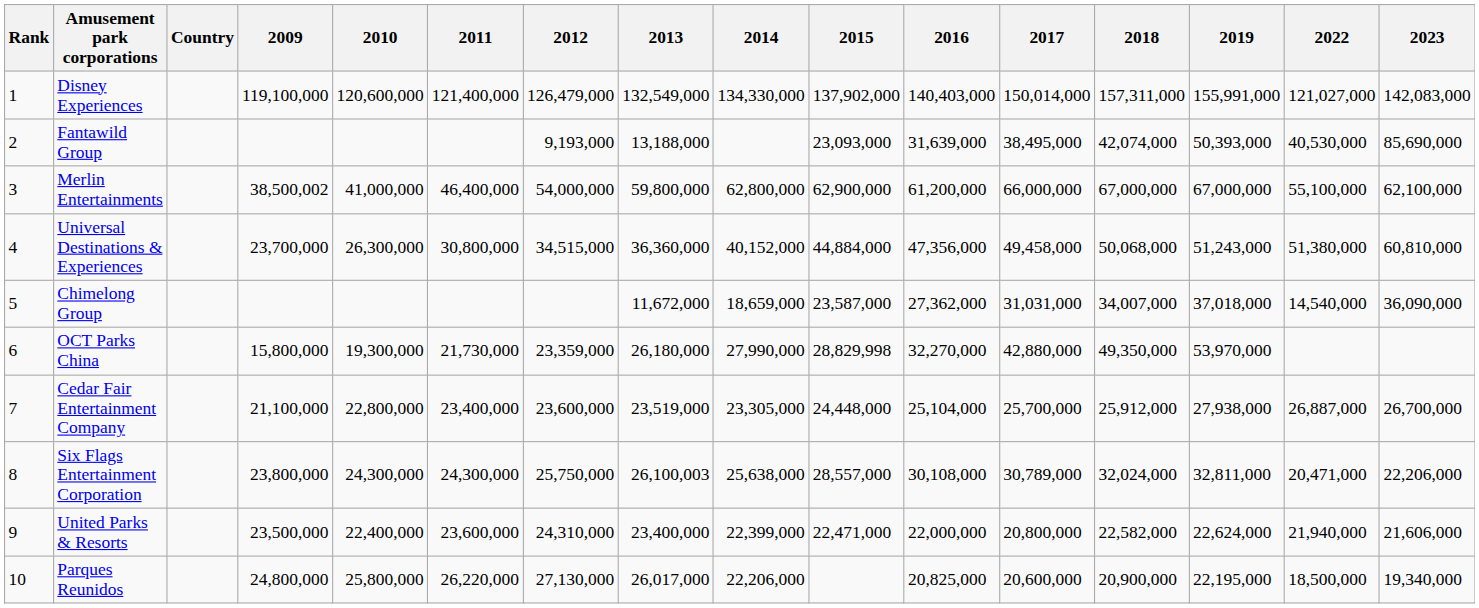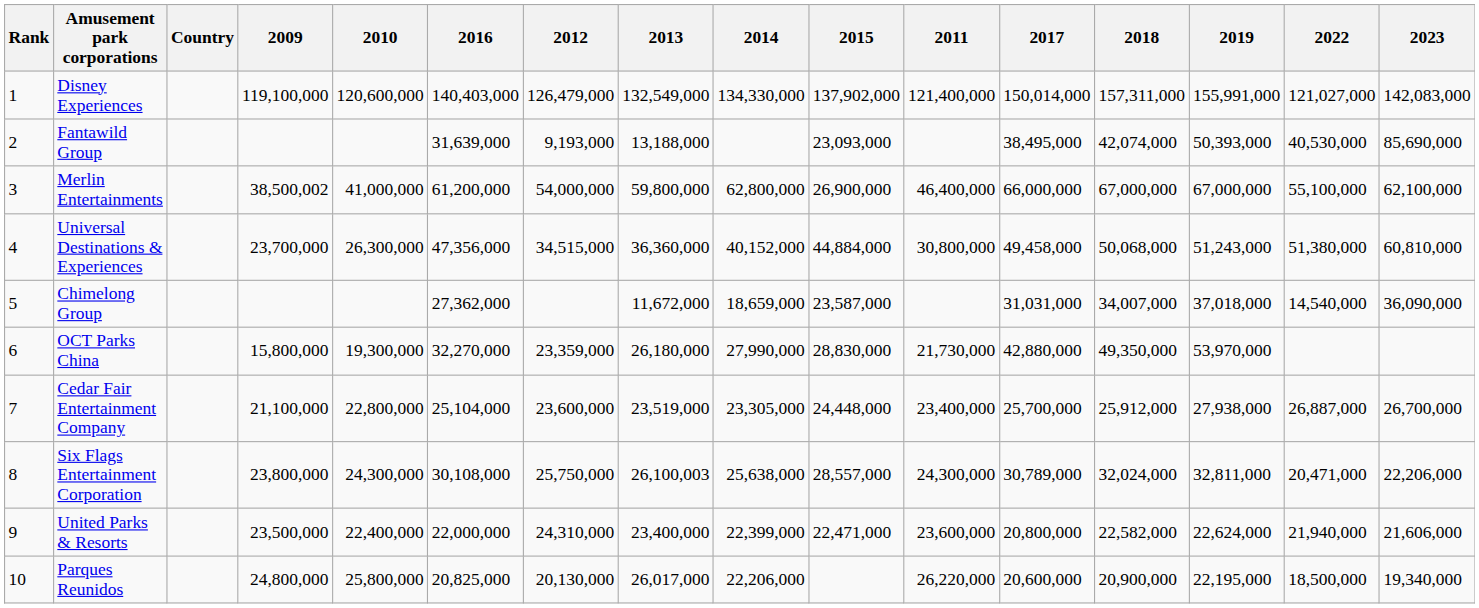columns swapped: (475, 37) <-> (952, 37)
(852, 189) 62,900,000 -> (852, 189) 26,900,000
(852, 351) 28,829,998 -> (852, 351) 28,830,000
(575, 579) 27,130,000 -> (575, 579) 20,130,000
